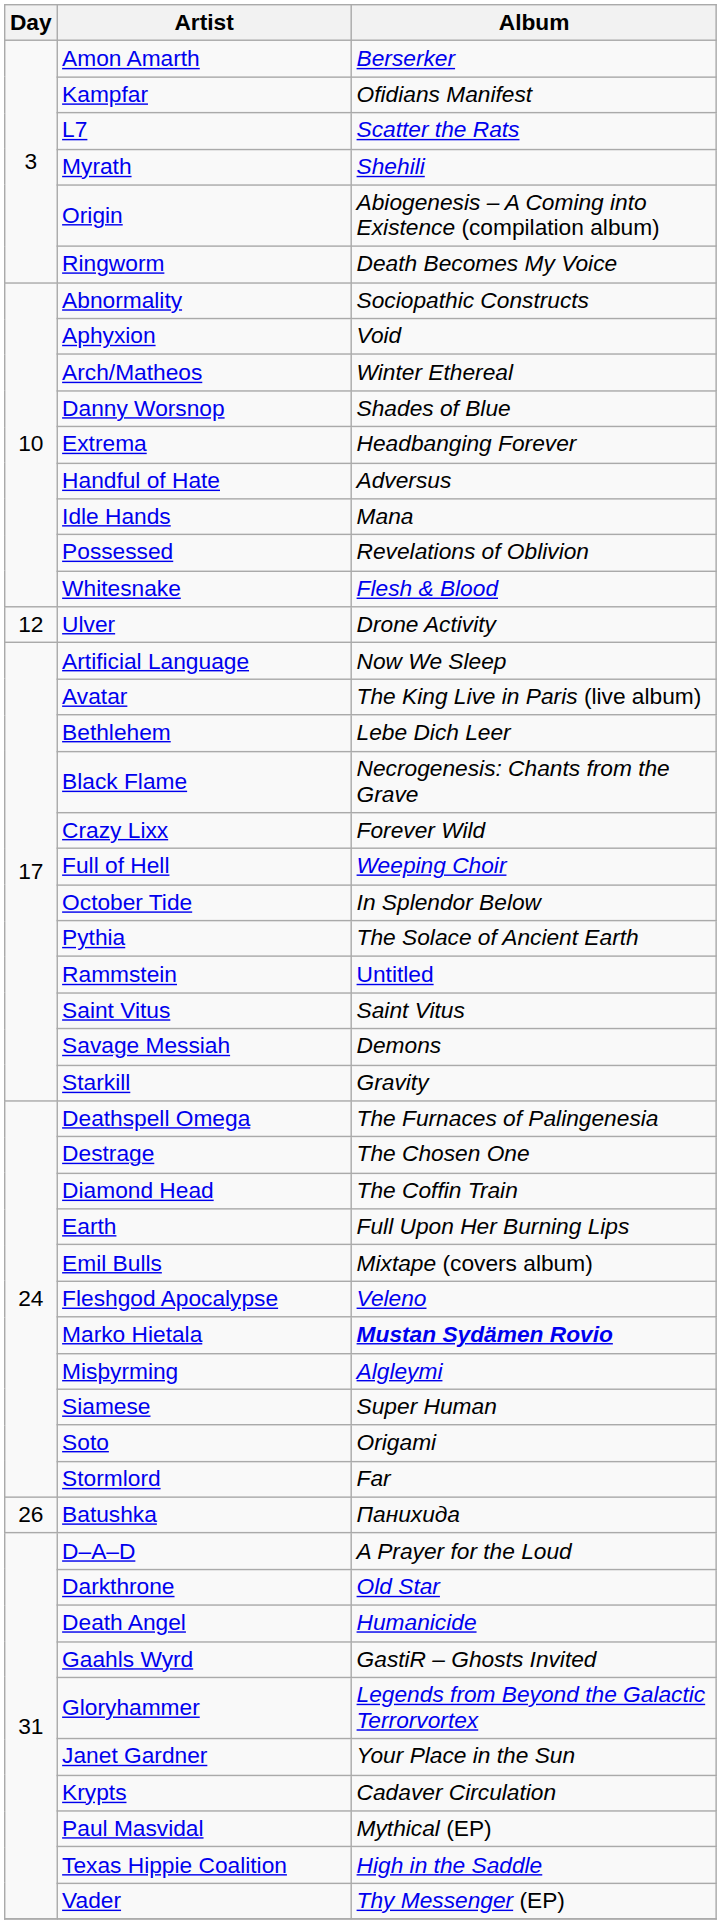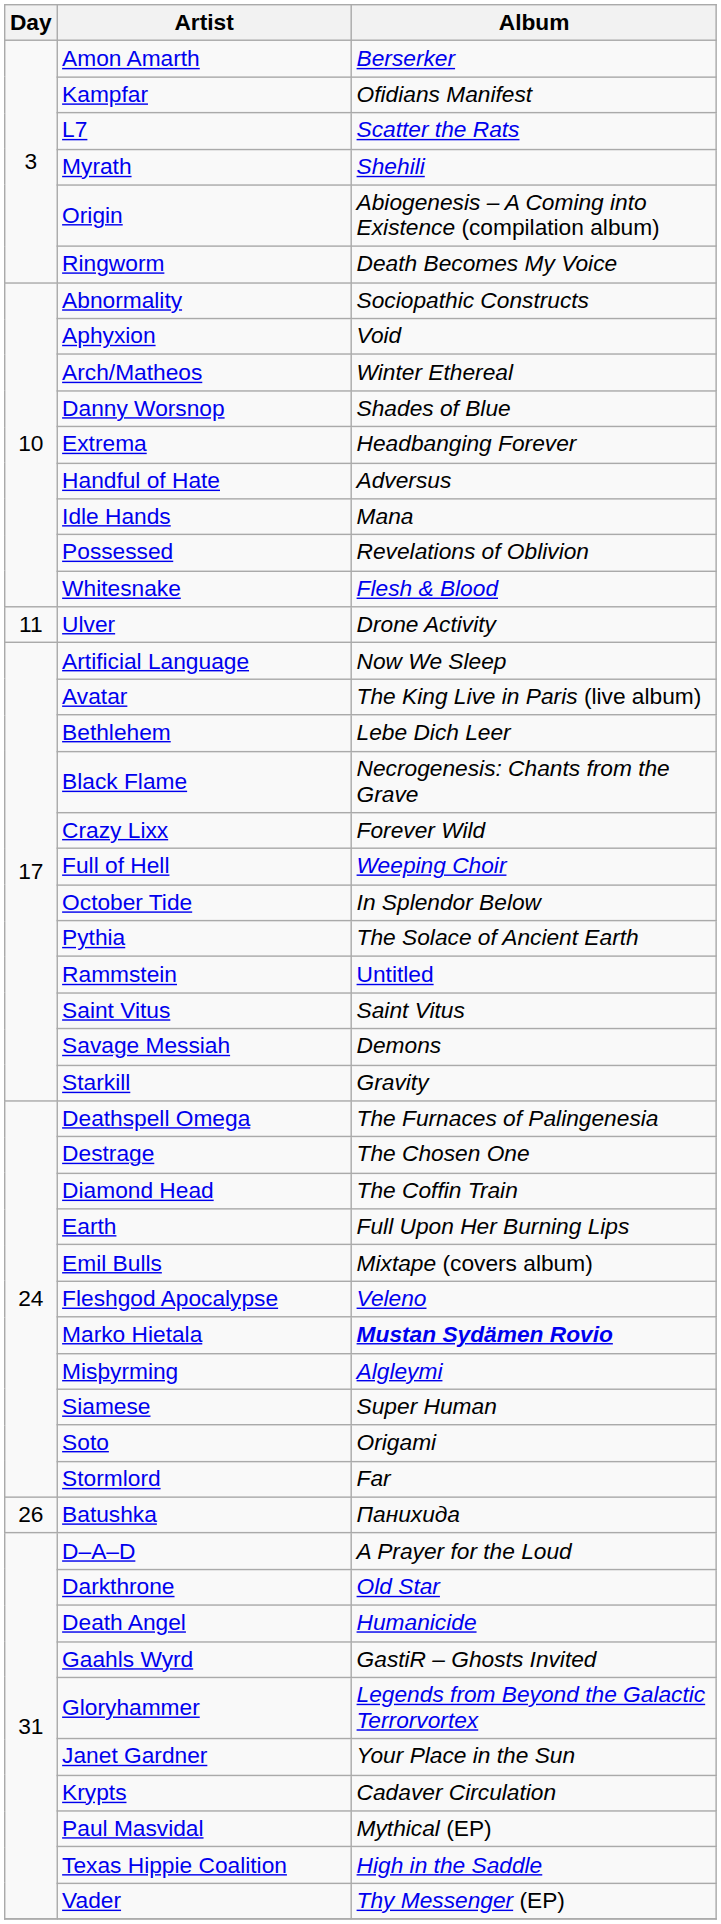(31, 624) 12 -> (31, 624) 11
